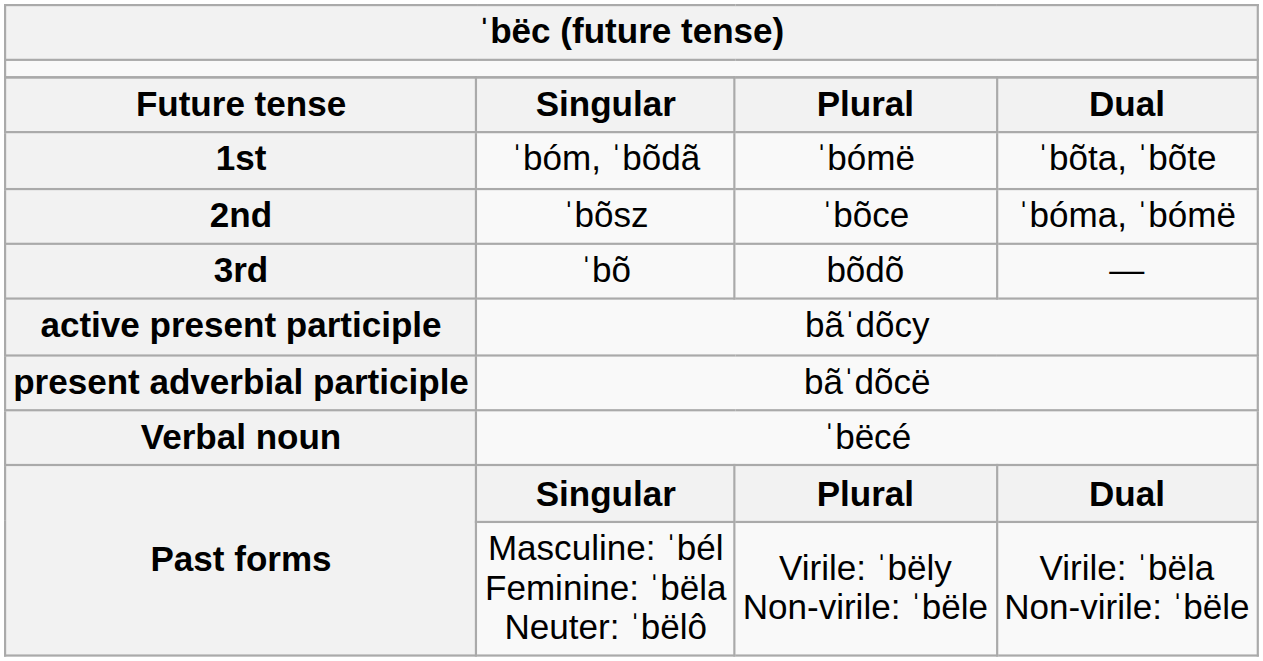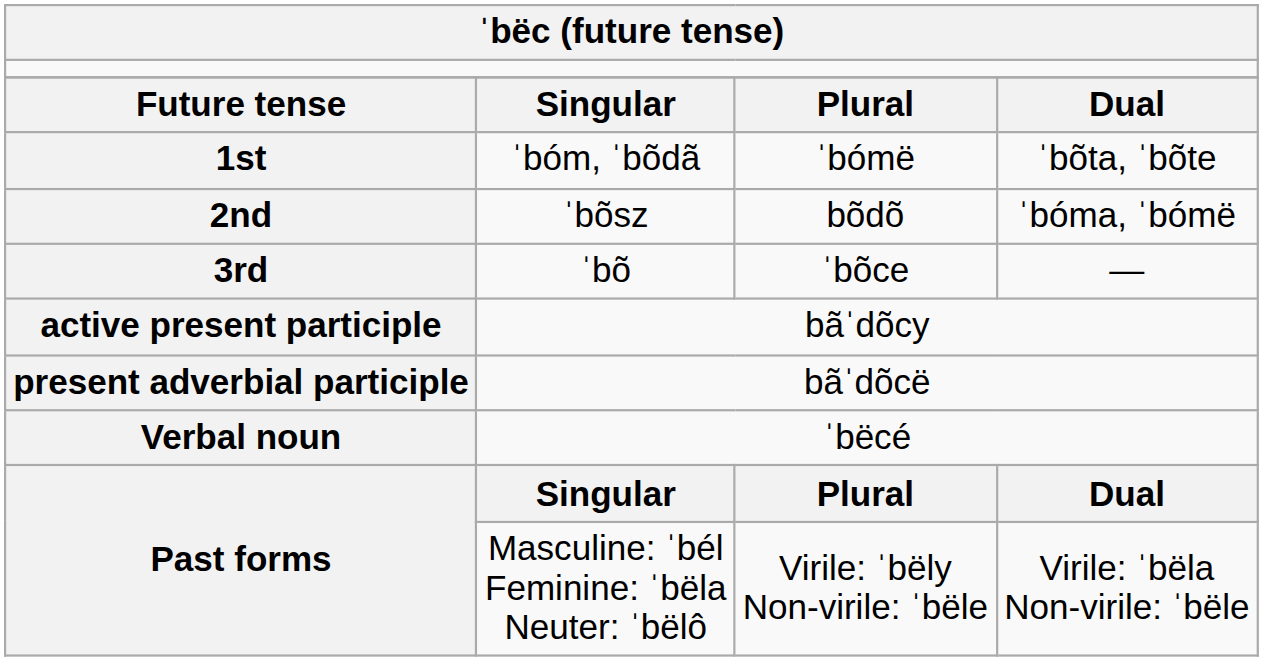(865, 215) ˈbõce -> (865, 215) bõdõ
(865, 270) bõdõ -> (865, 270) ˈbõce
